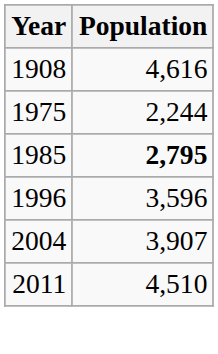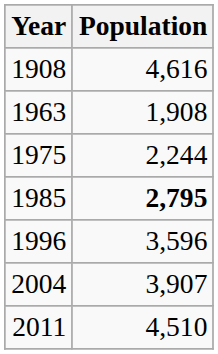+ row: (39, 112)
